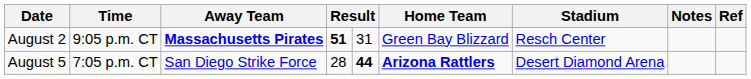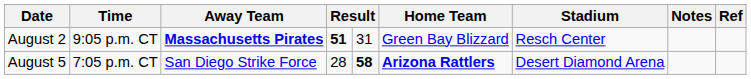(364, 62) 44 -> (364, 62) 58
